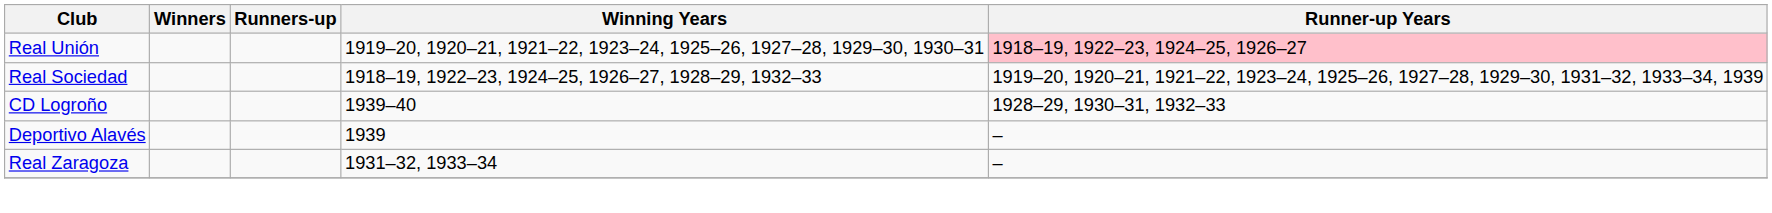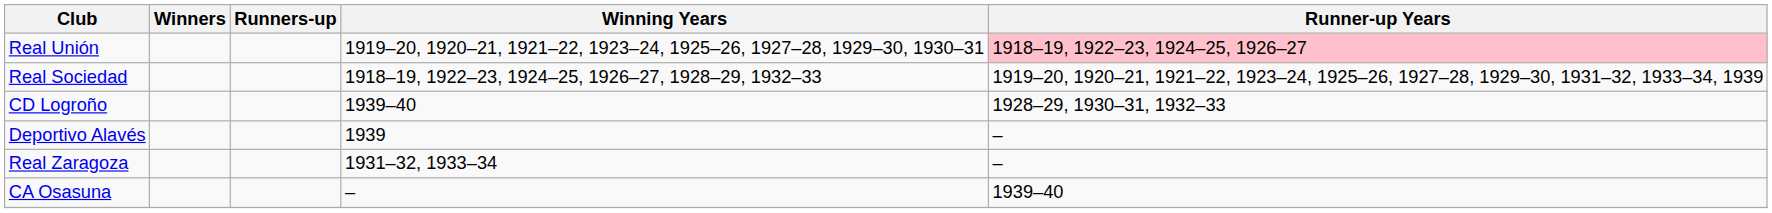+ row: (60, 192)
